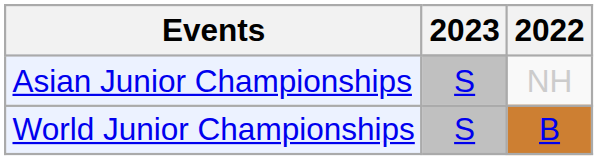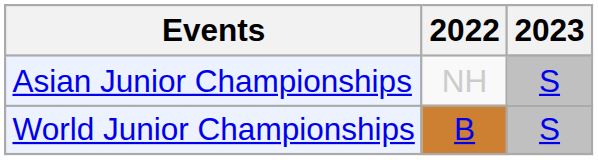columns swapped: (550, 30) <-> (465, 30)
